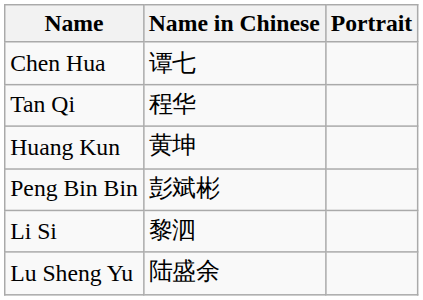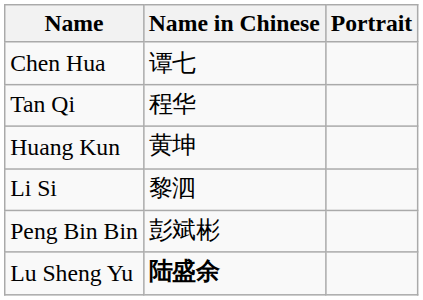rows swapped: (34, 231) <-> (74, 189)
(184, 272) normal -> (184, 272) bold
